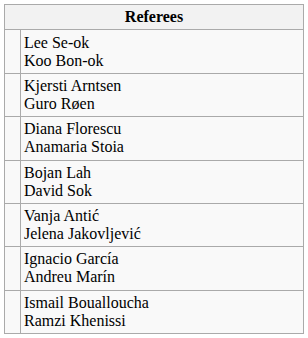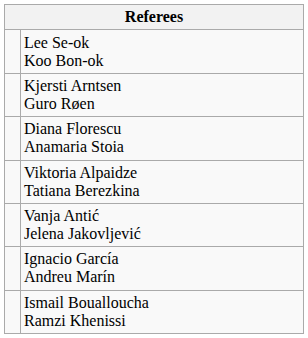+ row: (82, 181)
- row: (58, 181)
